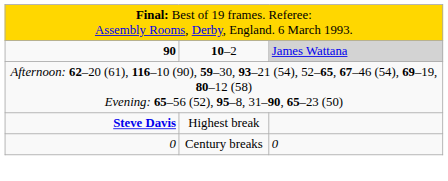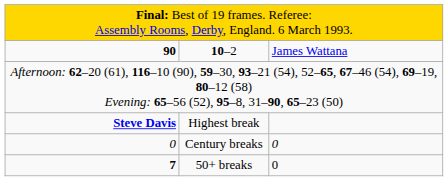(310, 51) lightgrey background -> (310, 51) no background
+ row: (224, 165)
